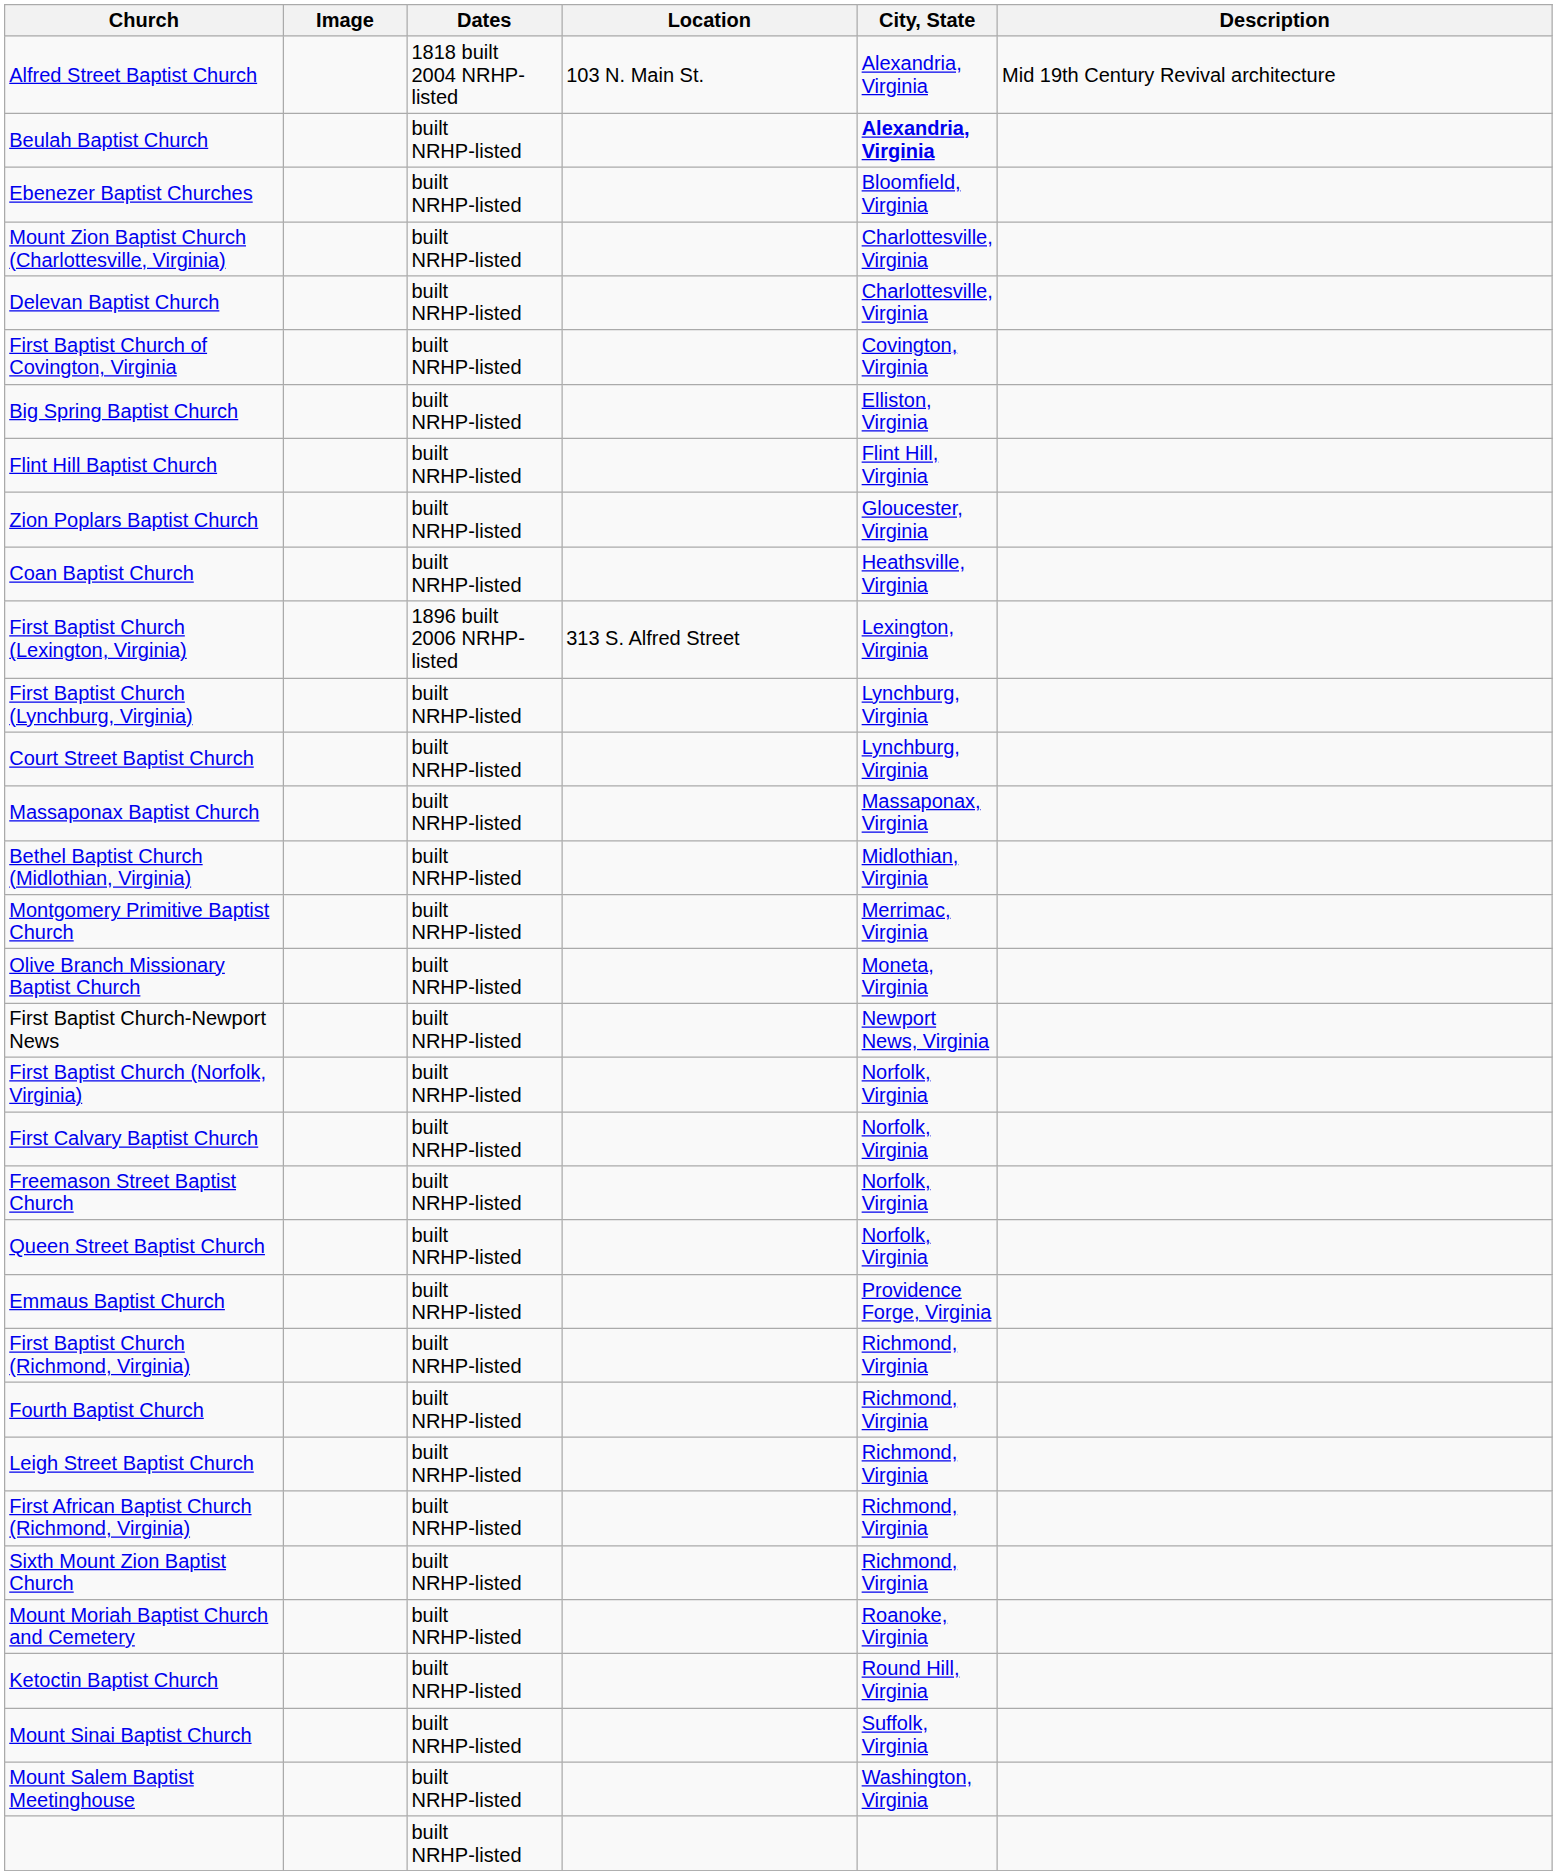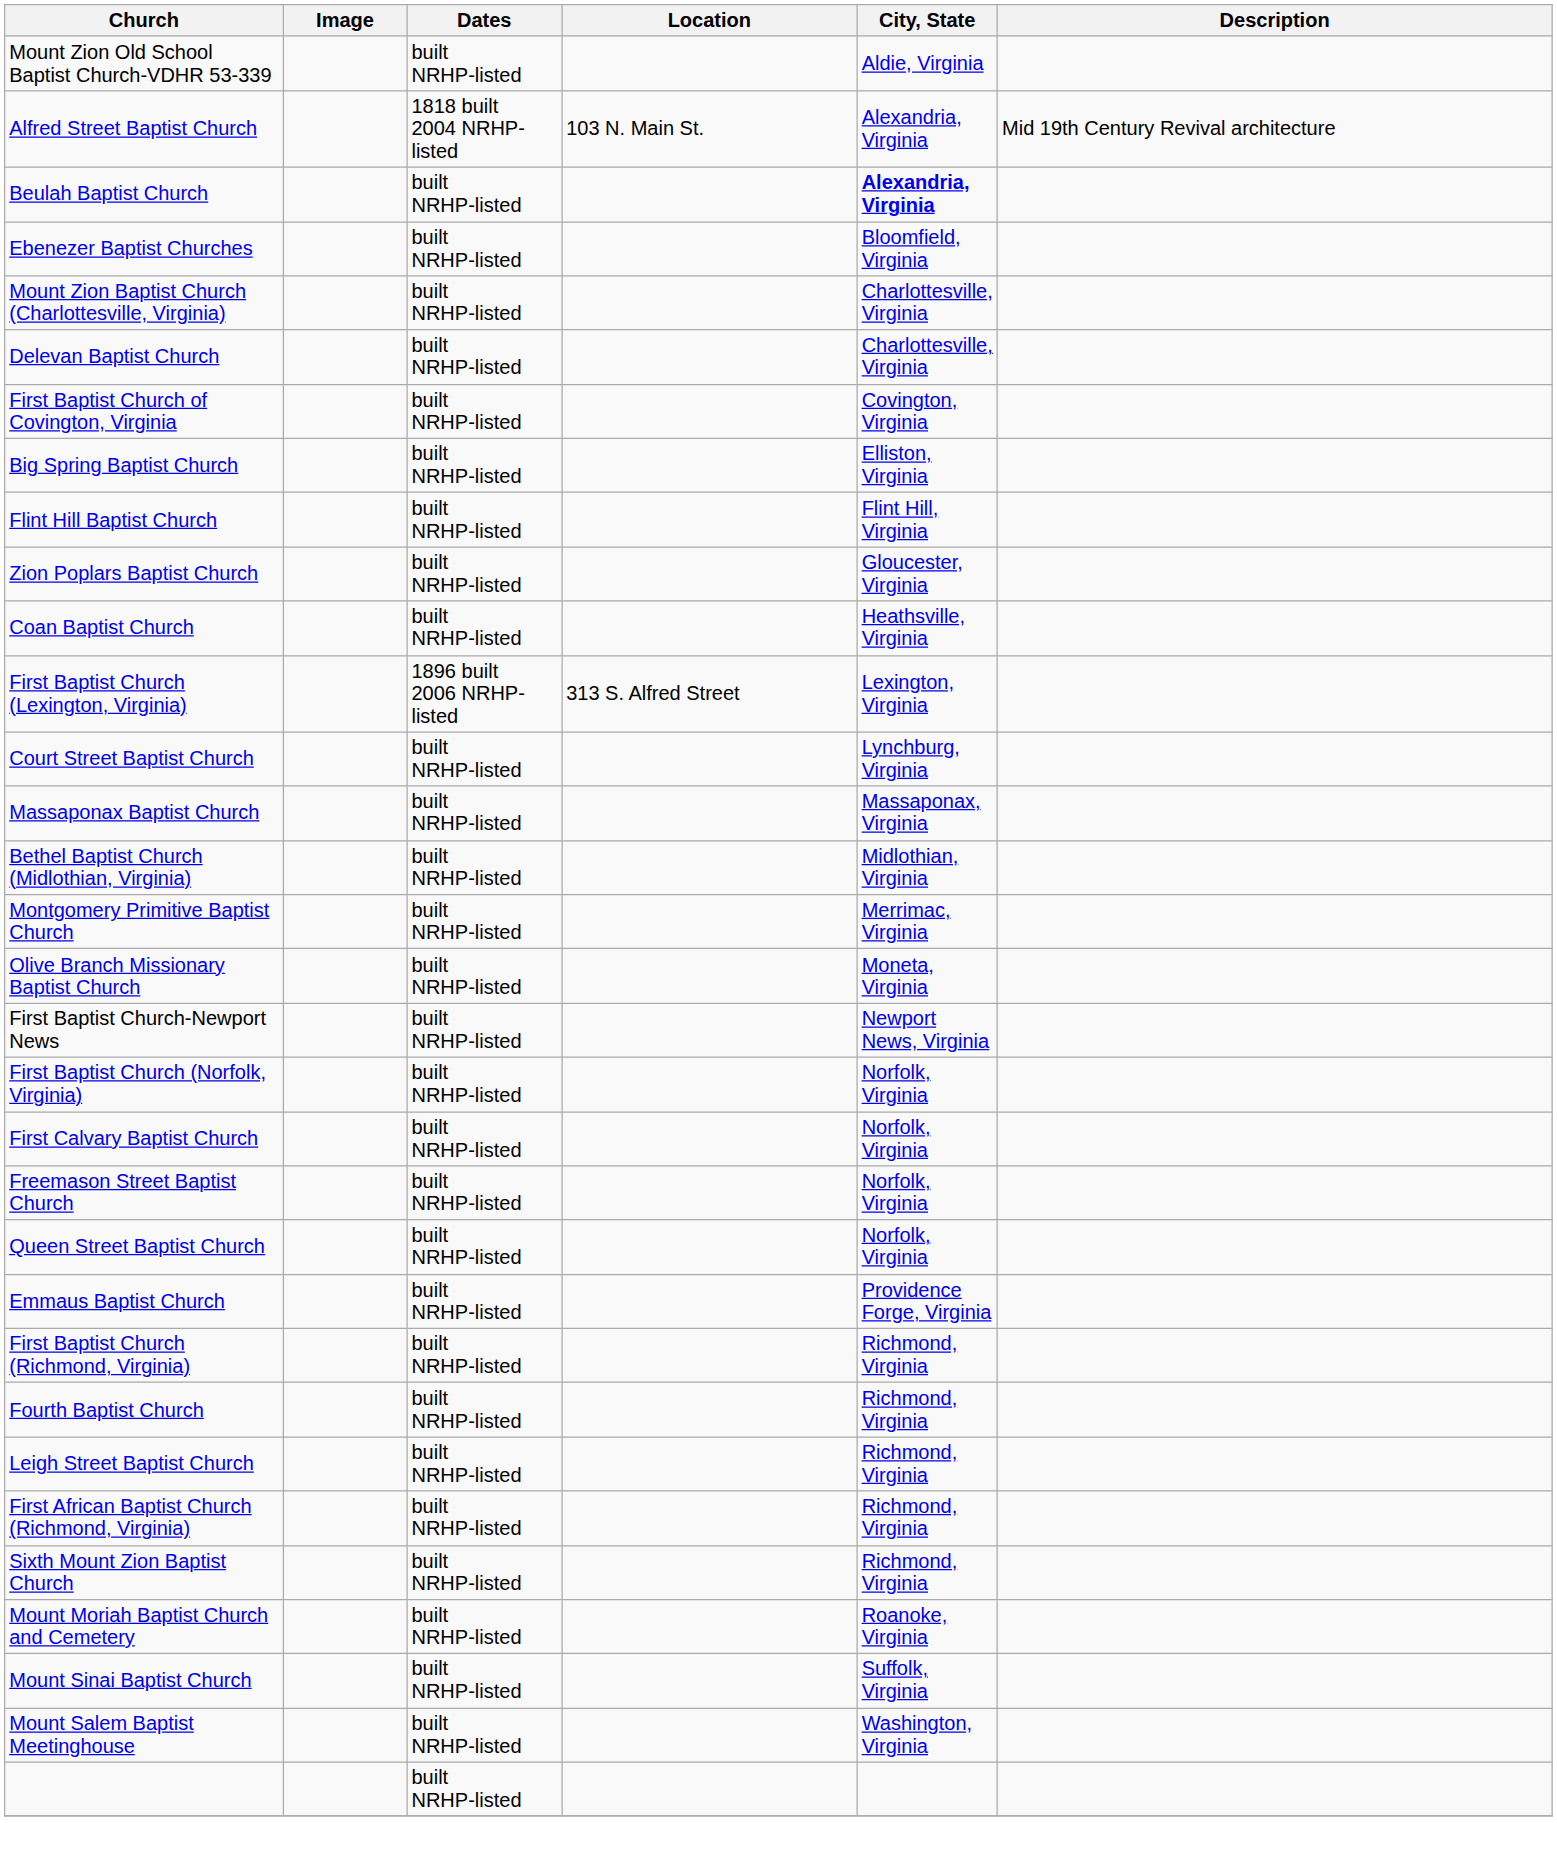+ row: (140, 63)
- row: (101, 704)
- row: (114, 1680)
